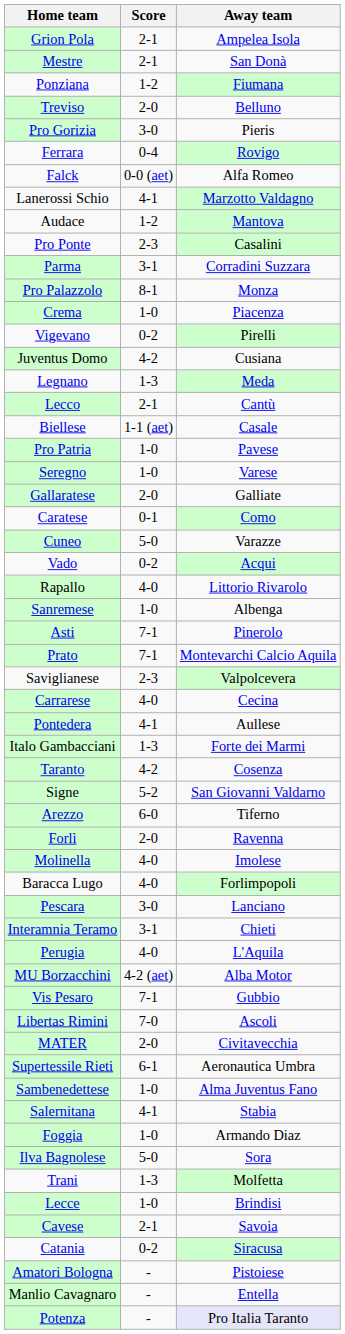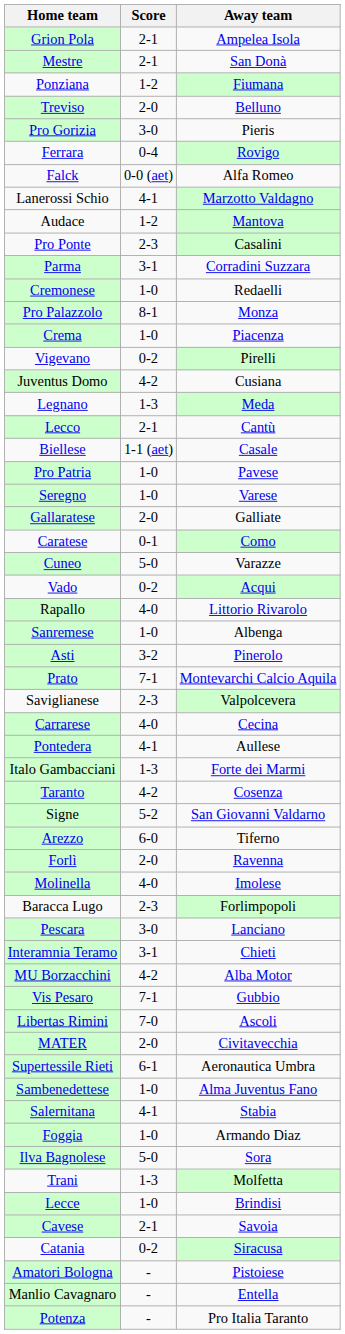+ row: (63, 289)
(148, 632) 7-1 -> (148, 655) 3-2
(148, 883) 4-0 -> (148, 906) 2-3
- row: (62, 952)
(148, 975) 4-2 (aet) -> (148, 975) 4-2
(258, 1317) lavender background -> (258, 1317) no background
